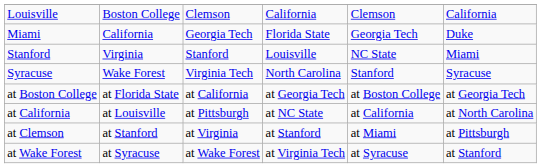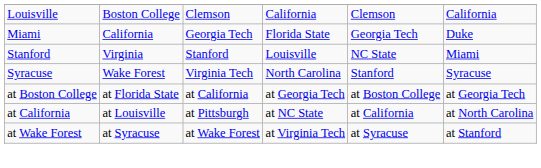- row: (36, 133)
